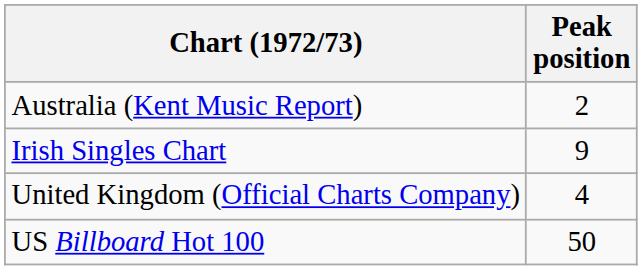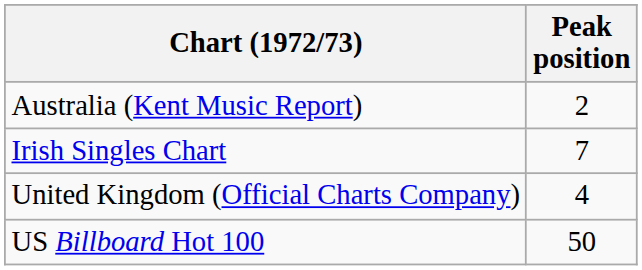(582, 150) 9 -> (582, 150) 7
